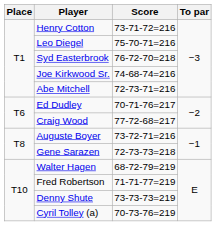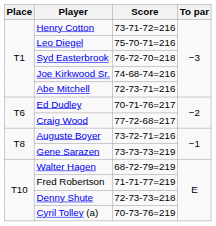(145, 151) 72-73-73=218 -> (145, 151) 73-73-73=219
(145, 197) 73-73-73=219 -> (145, 197) 72-73-73=218
